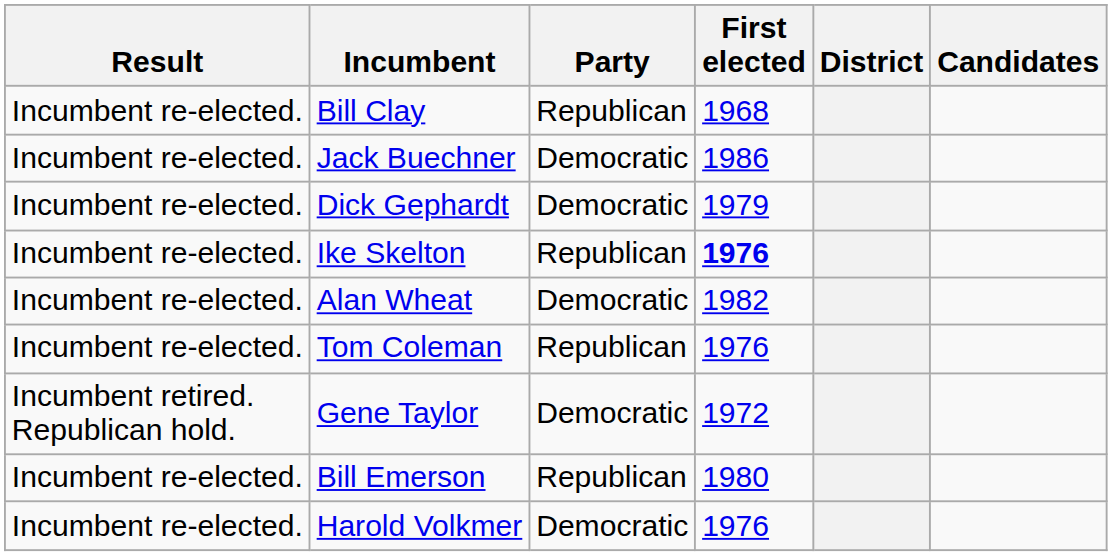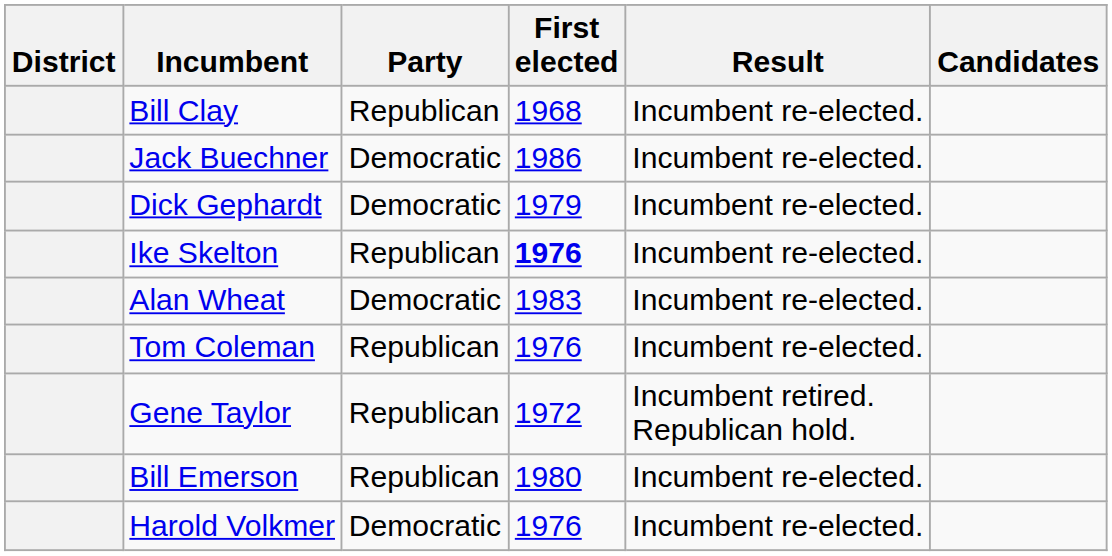columns swapped: (871, 62) <-> (157, 62)
(736, 300) 1982 -> (548, 300) 1983
(612, 413) Democratic -> (424, 413) Republican
